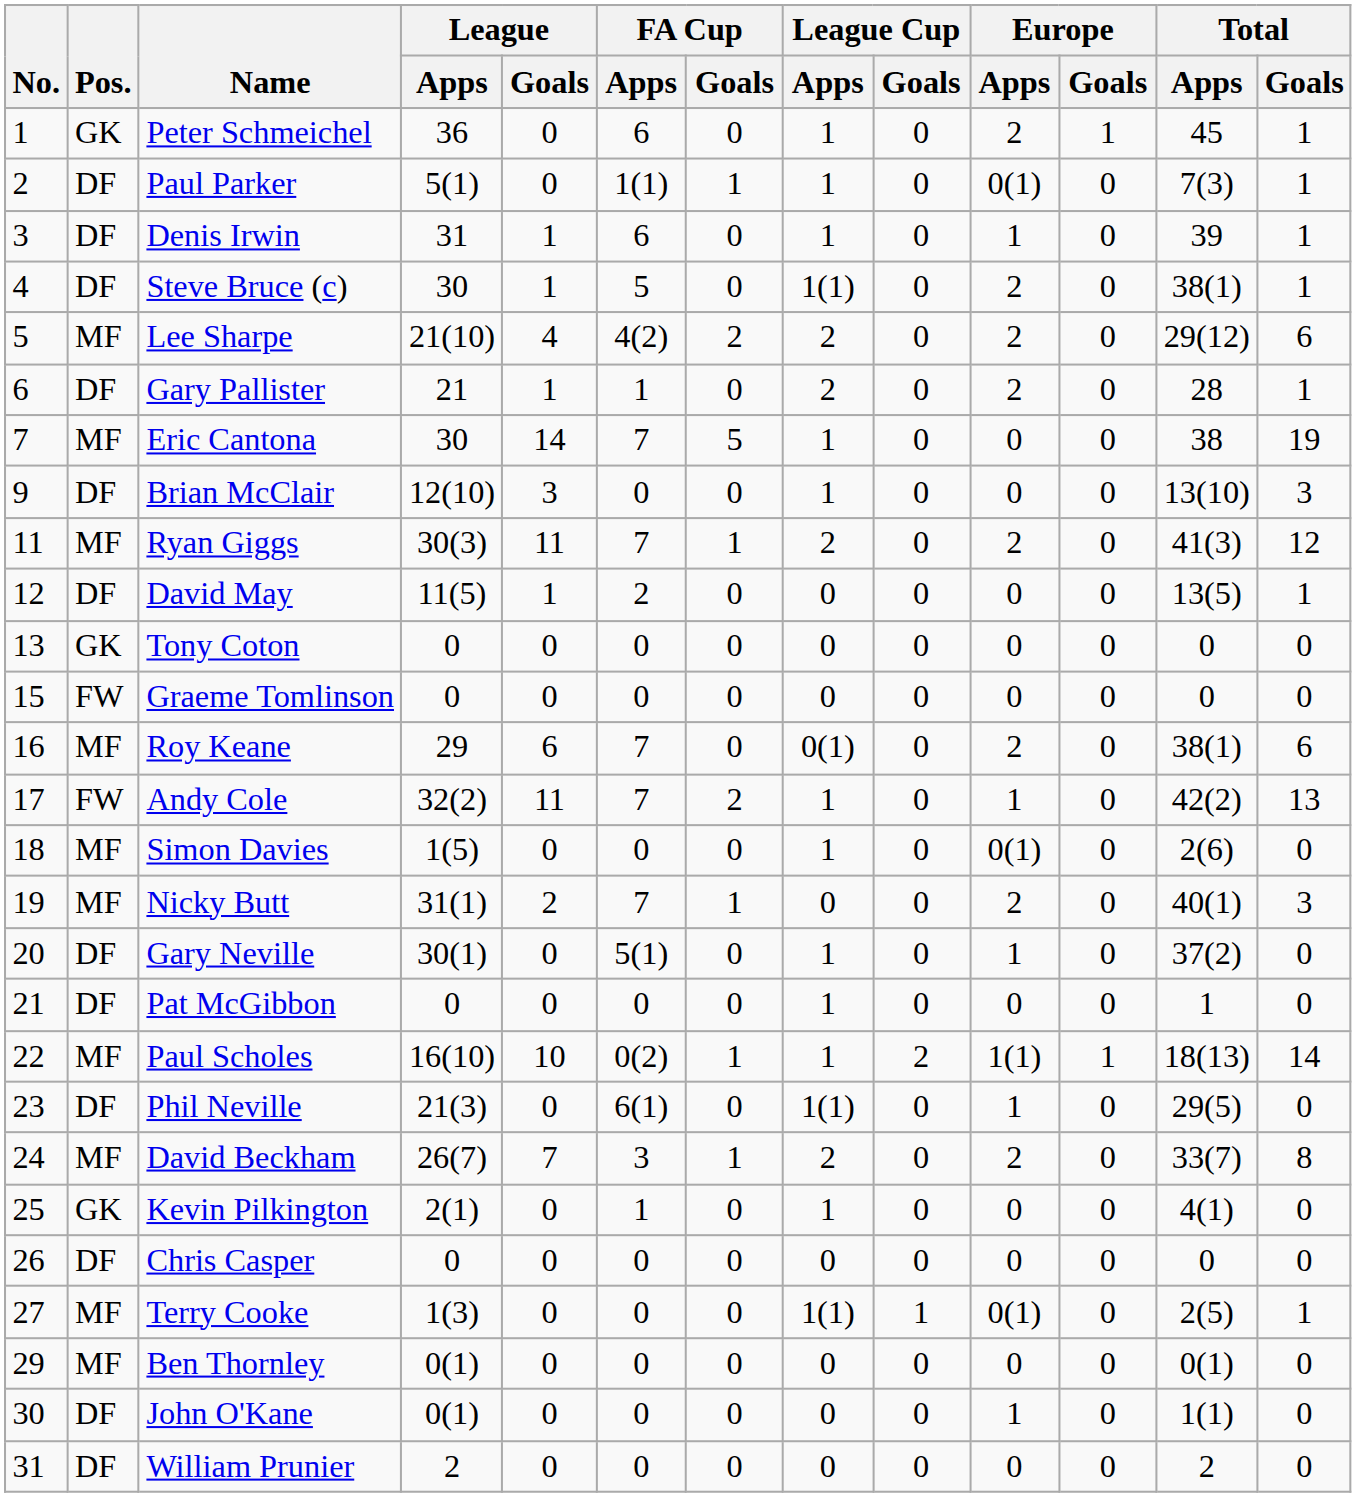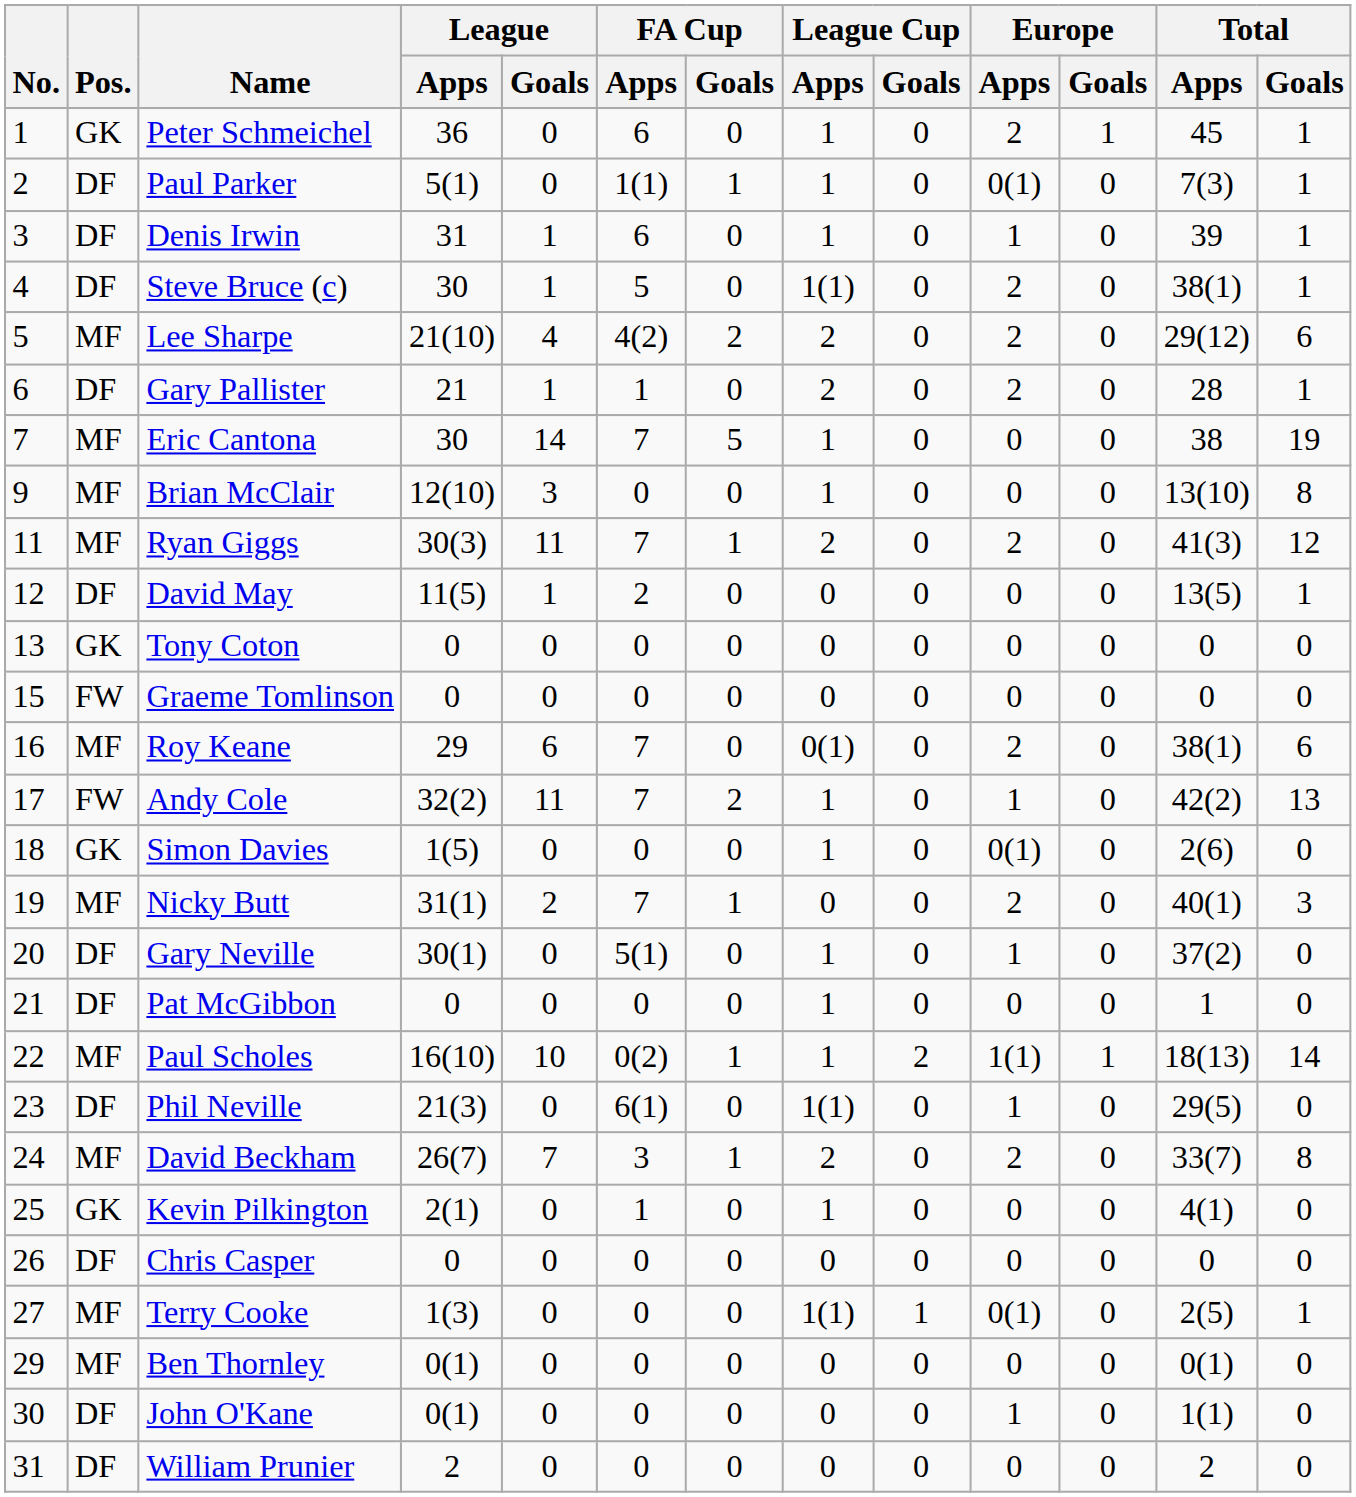(96, 491) DF -> (98, 491) MF
(1304, 491) 3 -> (1304, 491) 8
(98, 850) MF -> (98, 850) GK
